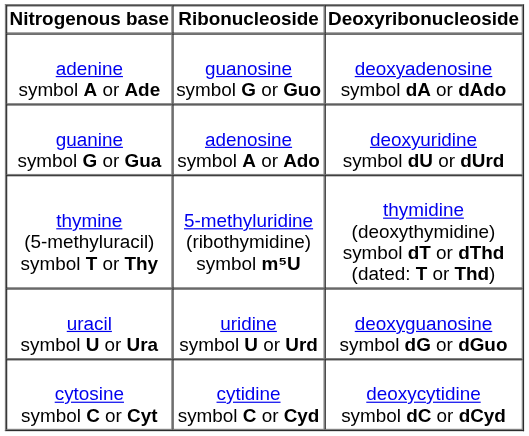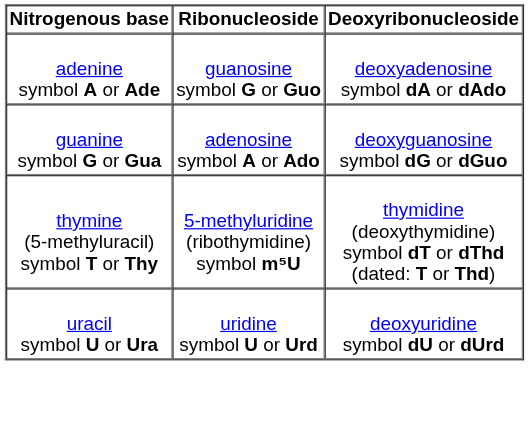(423, 150) deoxyuridine symbol dU or dUrd -> (423, 150) deoxyguanosine symbol dG or dGuo
(423, 334) deoxyguanosine symbol dG or dGuo -> (423, 334) deoxyuridine symbol dU or dUrd
- row: (89, 405)
